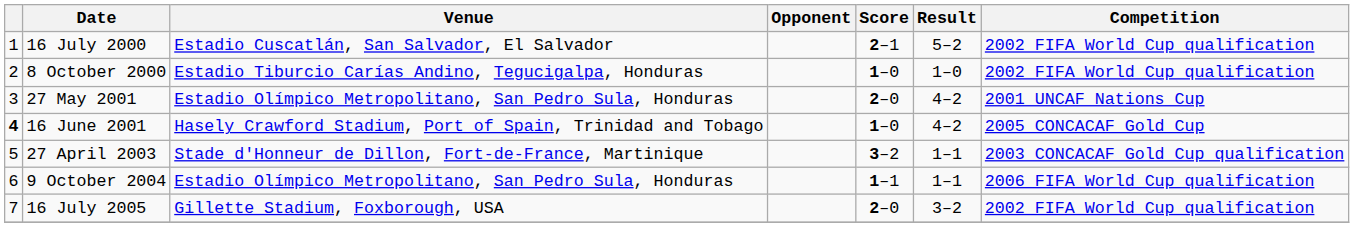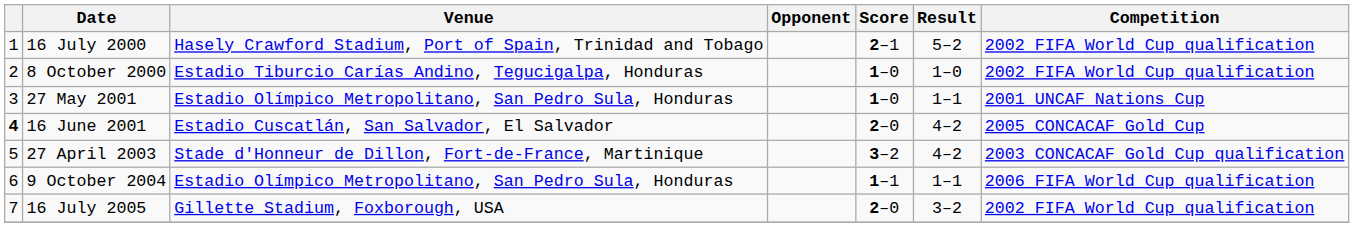(394, 45) Estadio Cuscatlán, San Salvador, El Salvador -> (469, 45) Hasely Crawford Stadium, Port of Spain, Trinidad and Tobago
(884, 100) 2–0 -> (884, 100) 1–0
(947, 100) 4–2 -> (947, 100) 1–1
(469, 127) Hasely Crawford Stadium, Port of Spain, Trinidad and Tobago -> (394, 127) Estadio Cuscatlán, San Salvador, El Salvador
(884, 127) 1–0 -> (884, 127) 2–0
(947, 154) 1–1 -> (947, 154) 4–2
